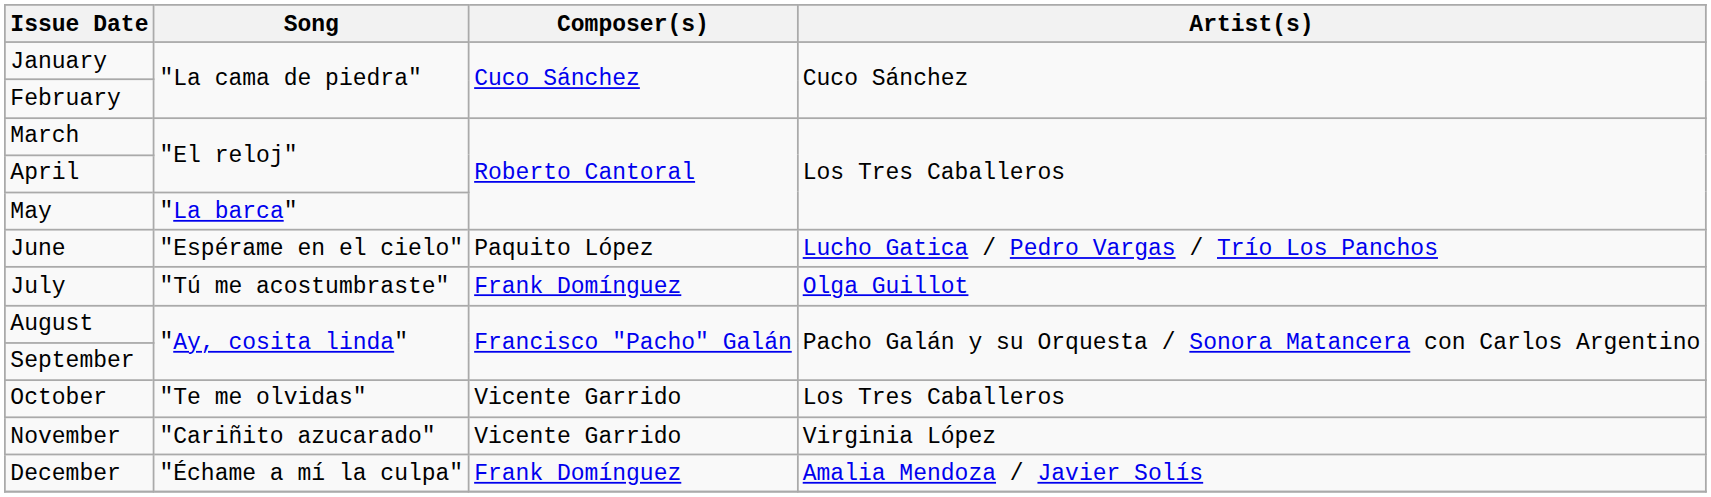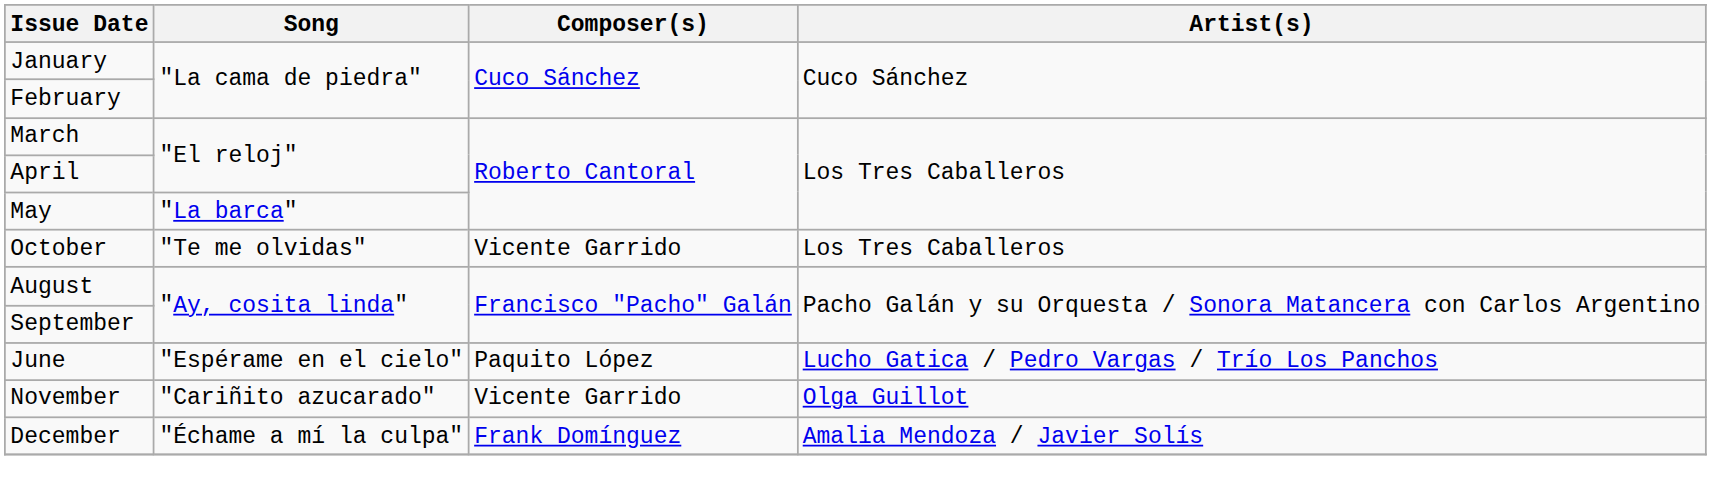rows swapped: (38, 249) <-> (59, 399)
- row: (38, 286)
(899, 436) Virginia López -> (886, 399) Olga Guillot
